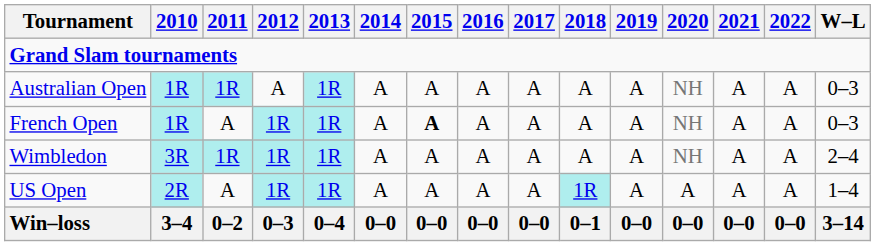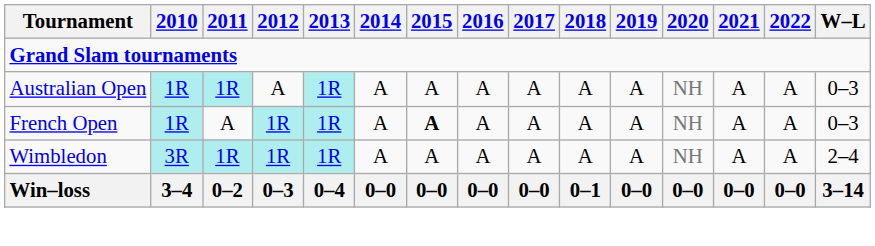- row: (48, 189)
